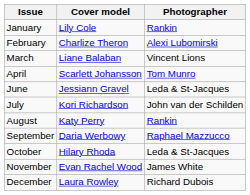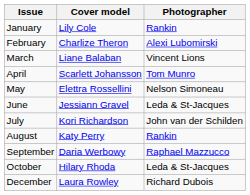+ row: (16, 89)
- row: (29, 167)
